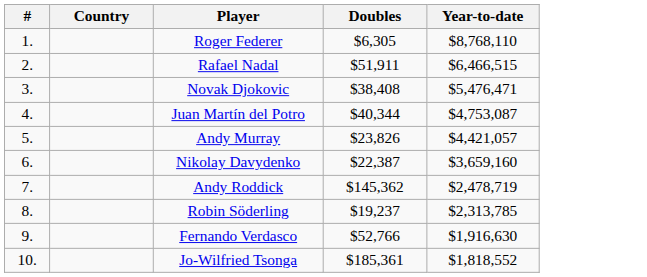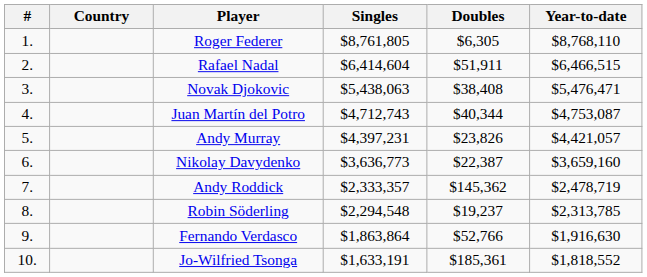+ column: (375, 16)
